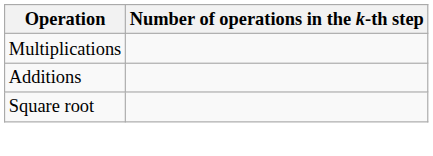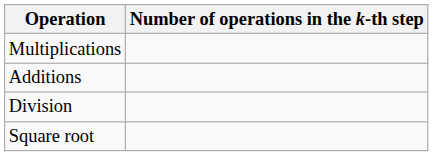+ row: (41, 106)
